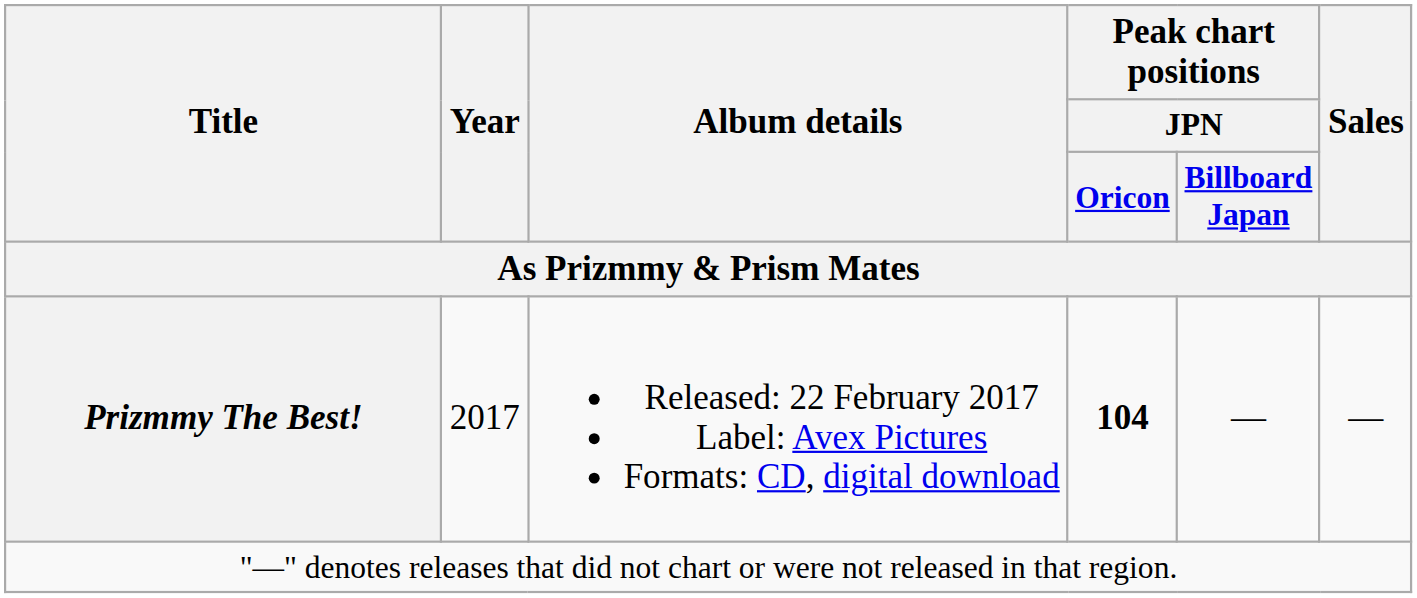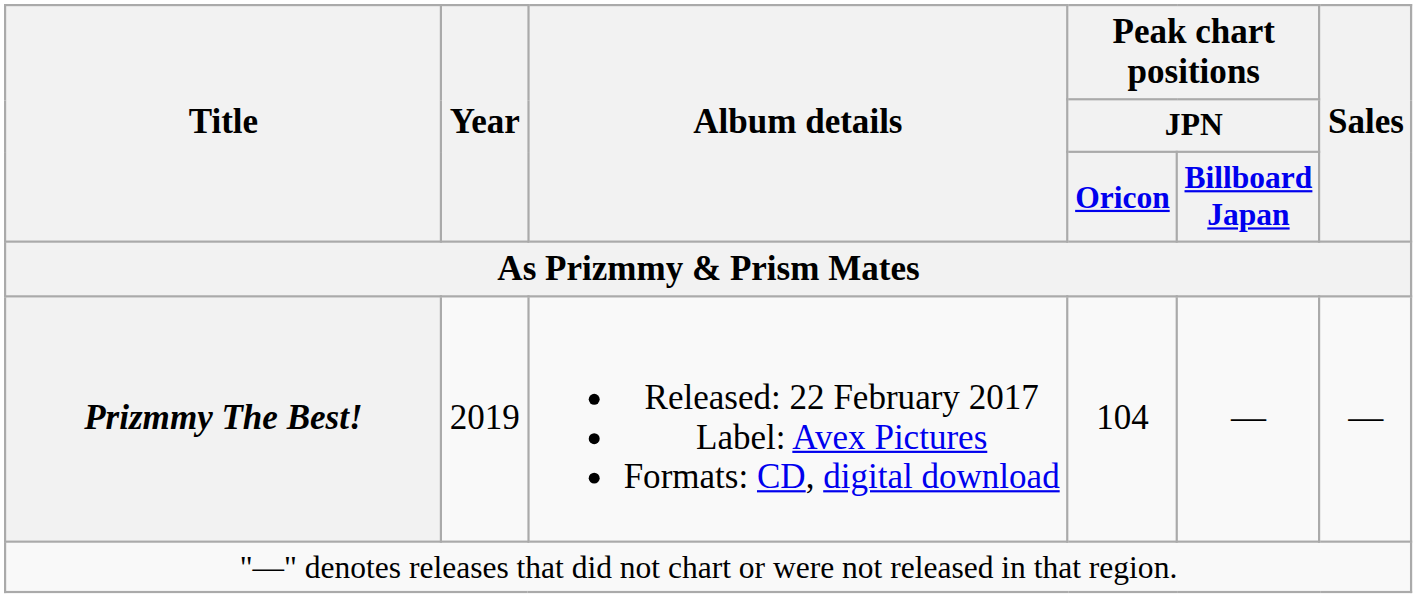(485, 418) 2017 -> (485, 418) 2019
(1122, 418) bold -> (1122, 418) normal
